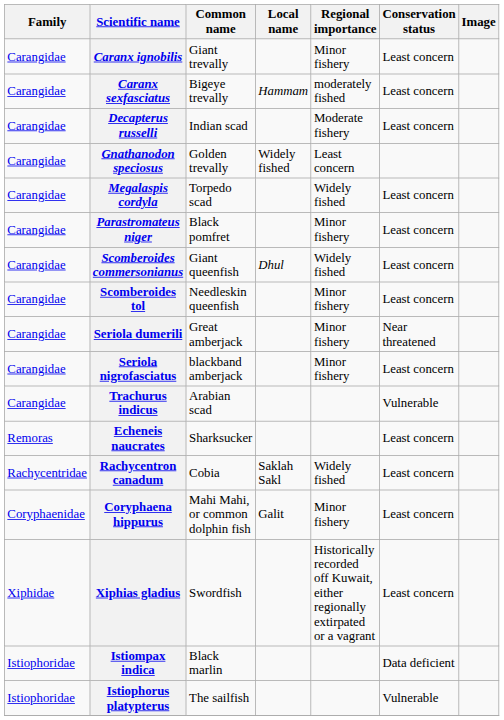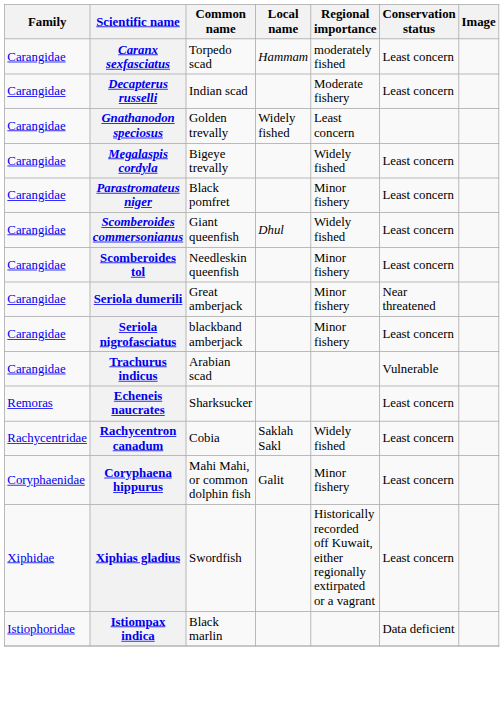- row: (138, 56)
(209, 91) Bigeye trevally -> (210, 56) Torpedo scad
(210, 195) Torpedo scad -> (209, 160) Bigeye trevally
- row: (138, 698)
